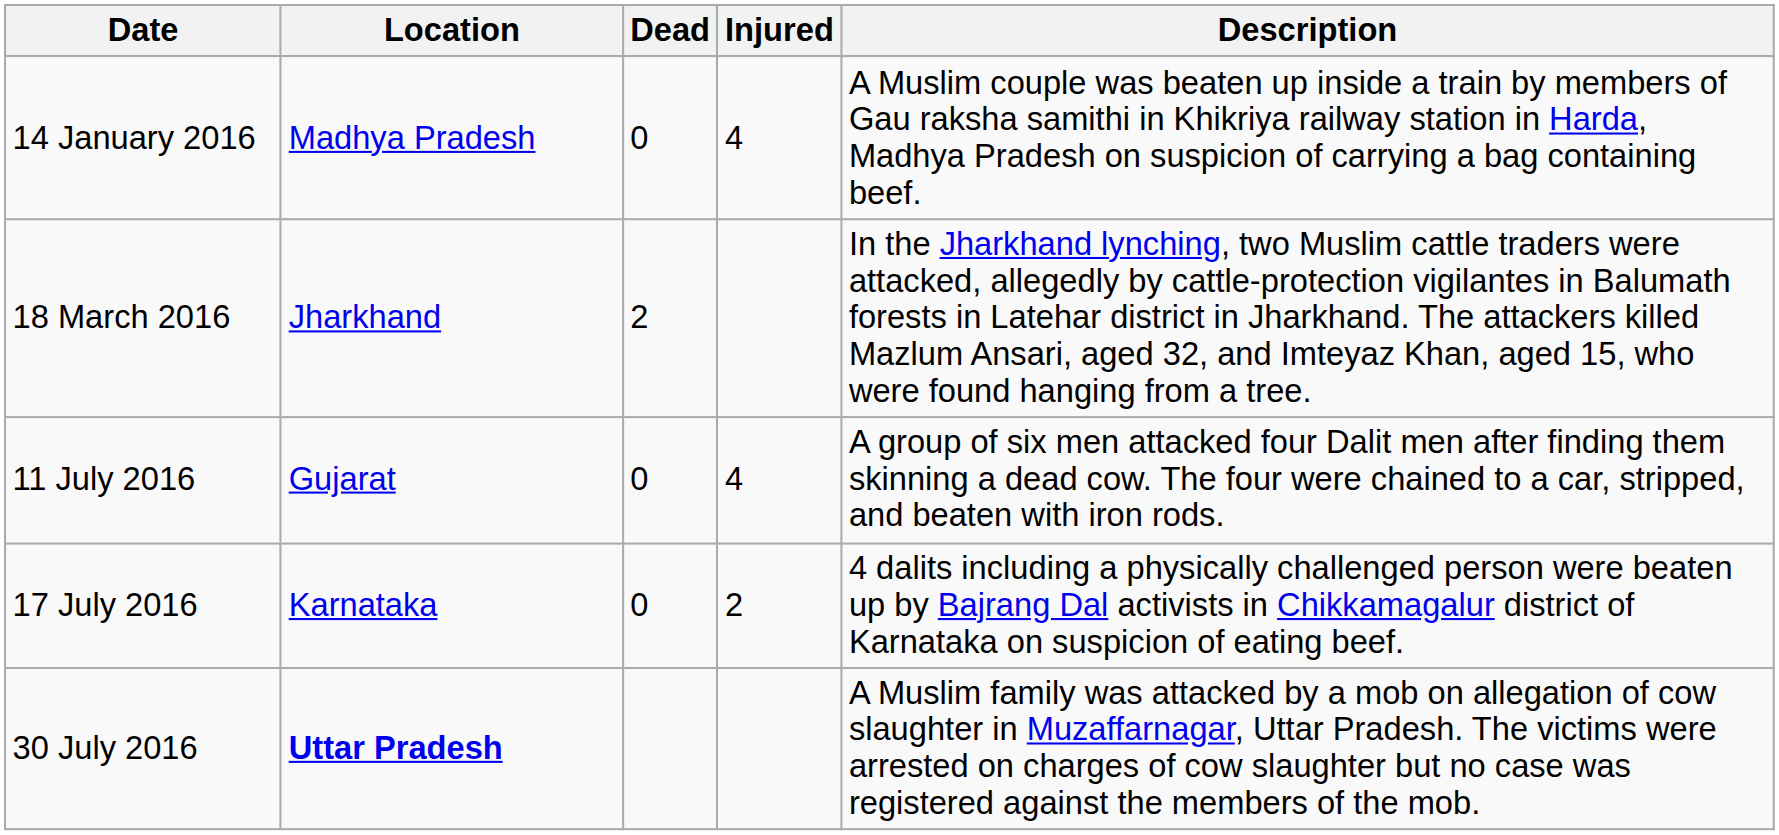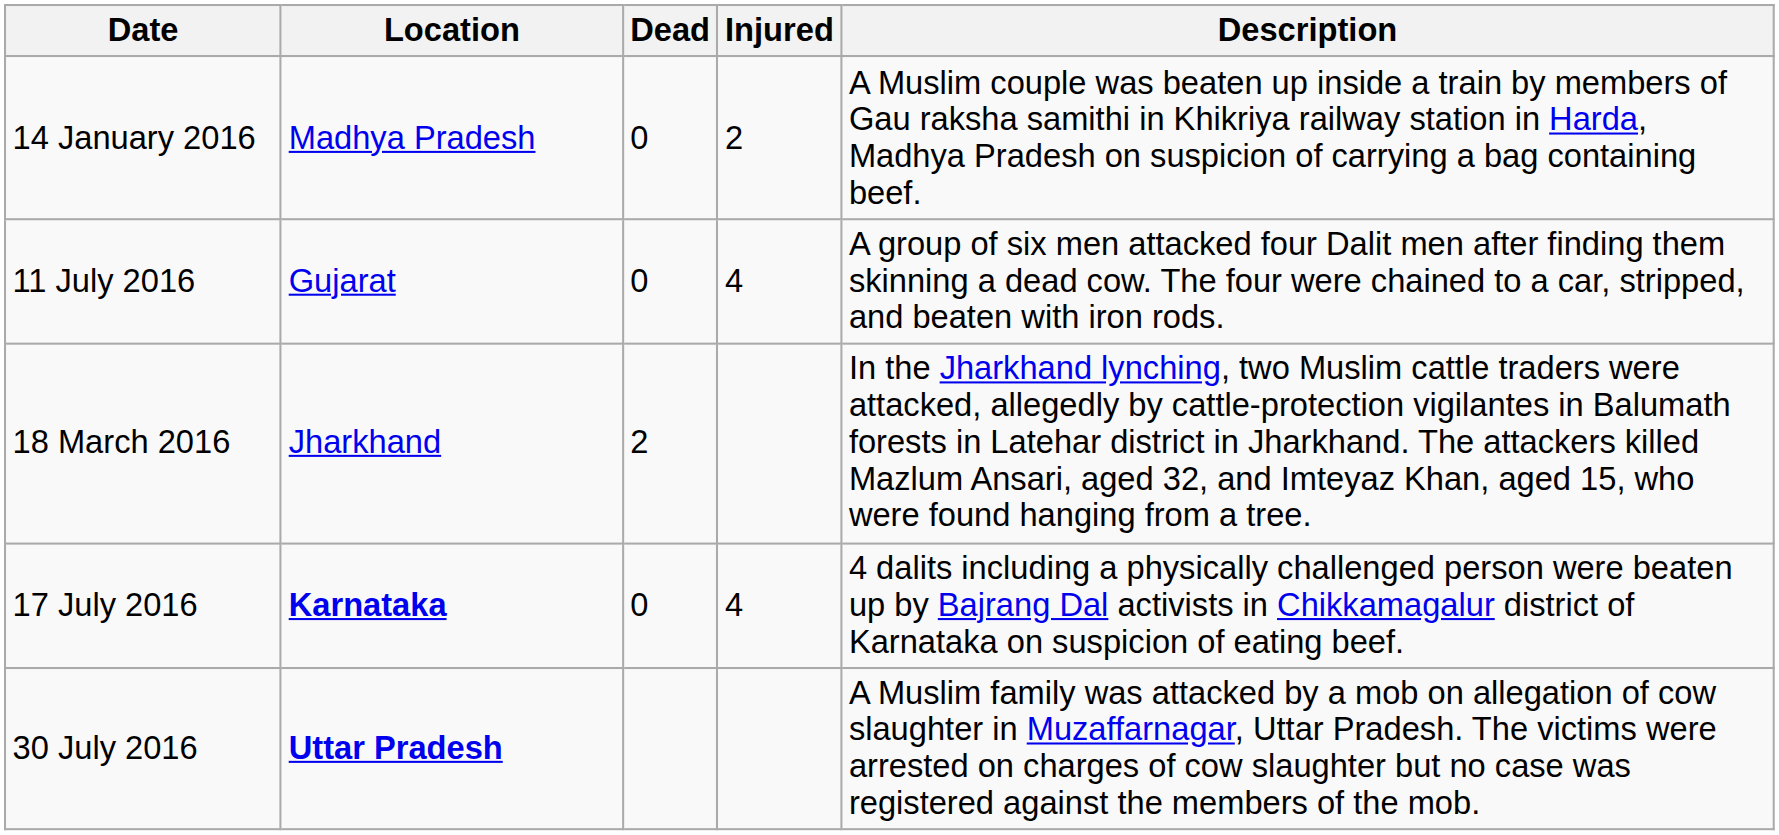(734, 137) 4 -> (734, 137) 2
rows swapped: (121, 317) <-> (104, 479)
(363, 604) normal -> (368, 604) bold
(734, 604) 2 -> (734, 604) 4
